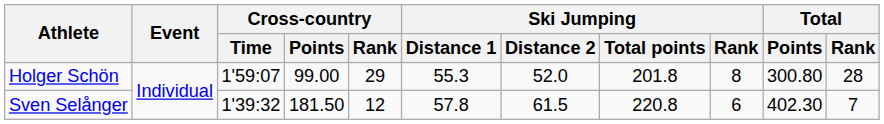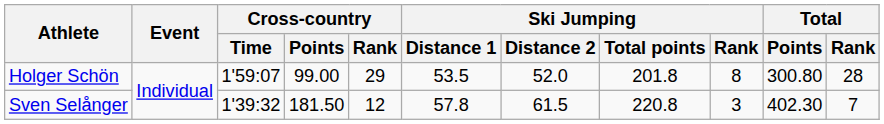(451, 77) 55.3 -> (451, 77) 53.5
(736, 105) 6 -> (736, 105) 3
